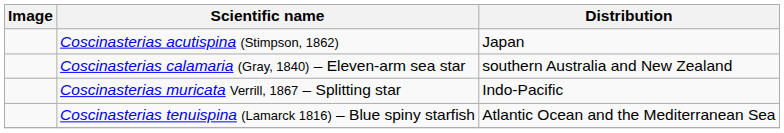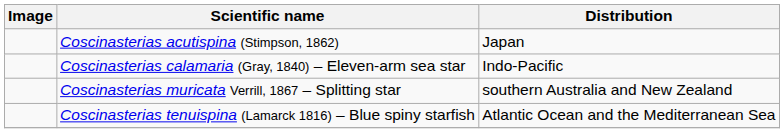(607, 66) southern Australia and New Zealand -> (523, 66) Indo-Pacific
(523, 90) Indo-Pacific -> (607, 90) southern Australia and New Zealand
